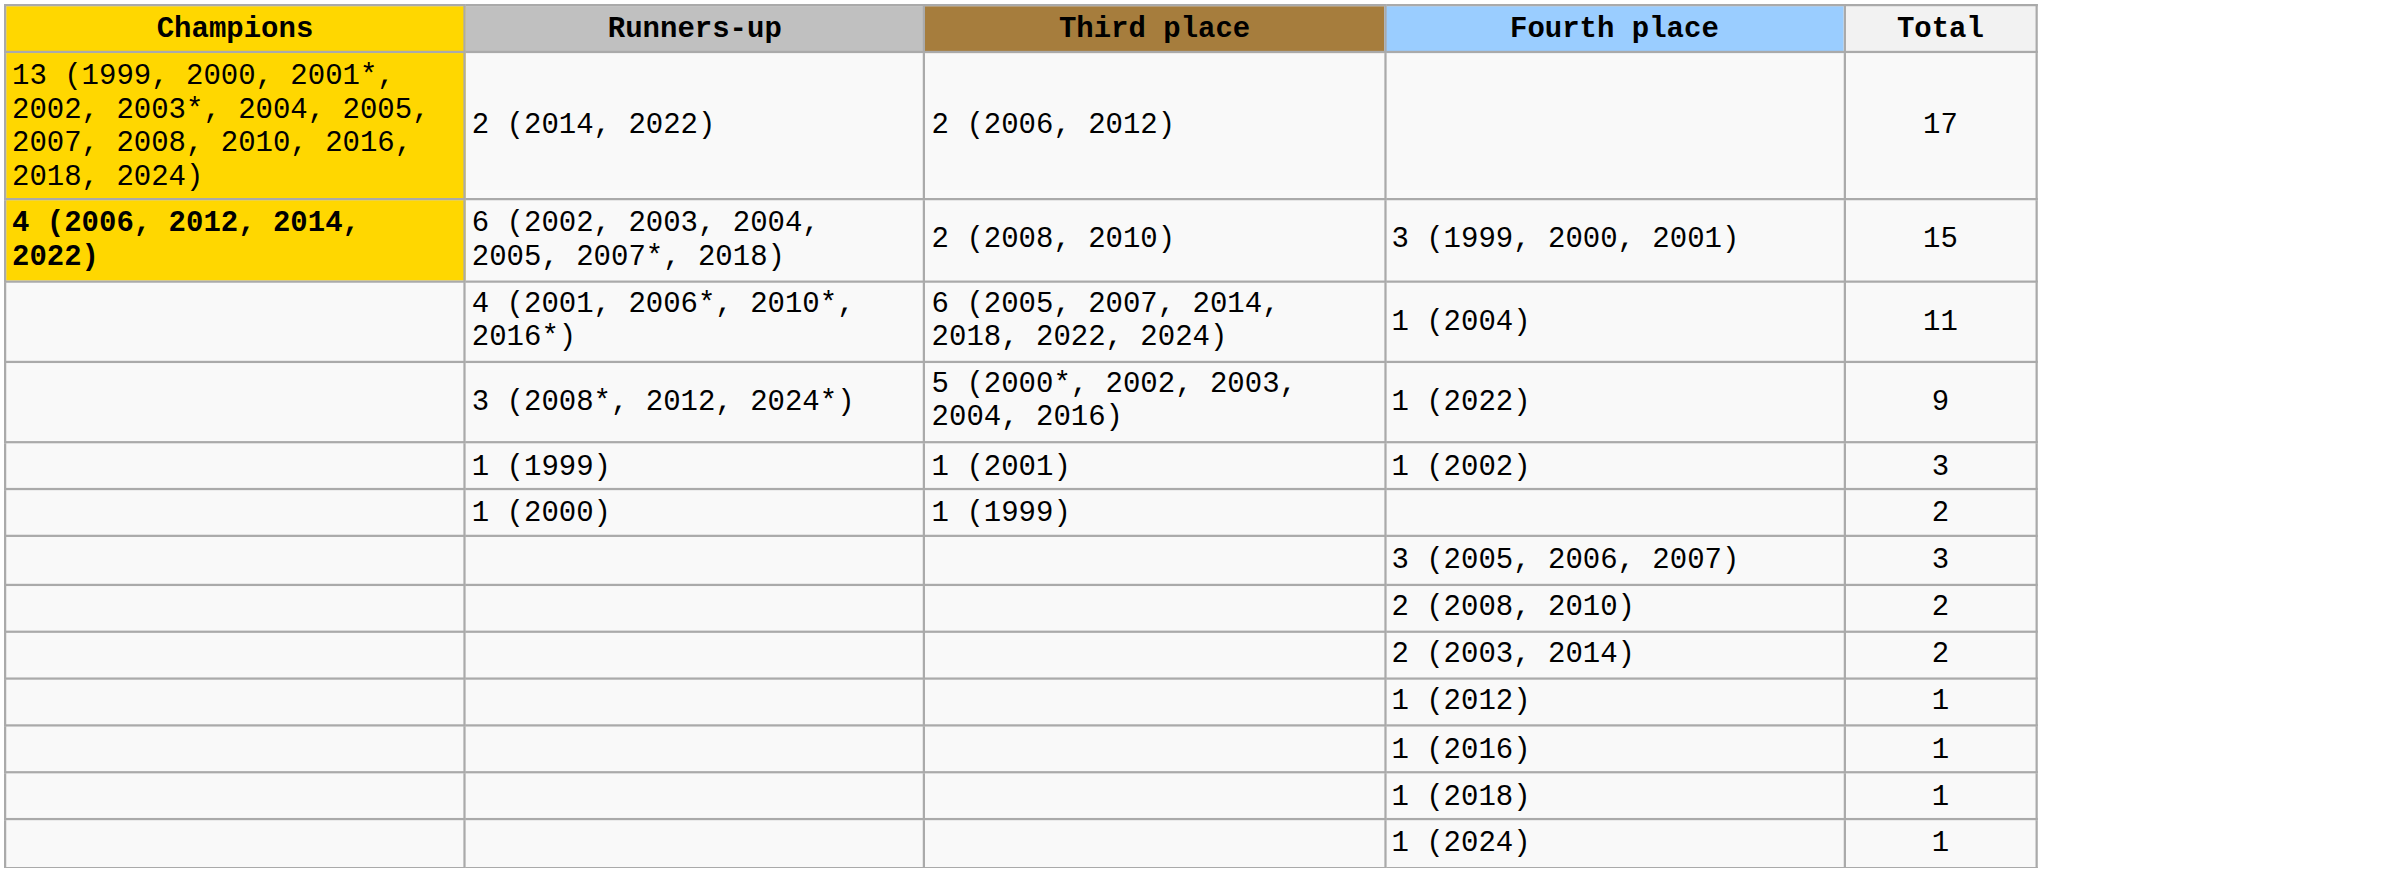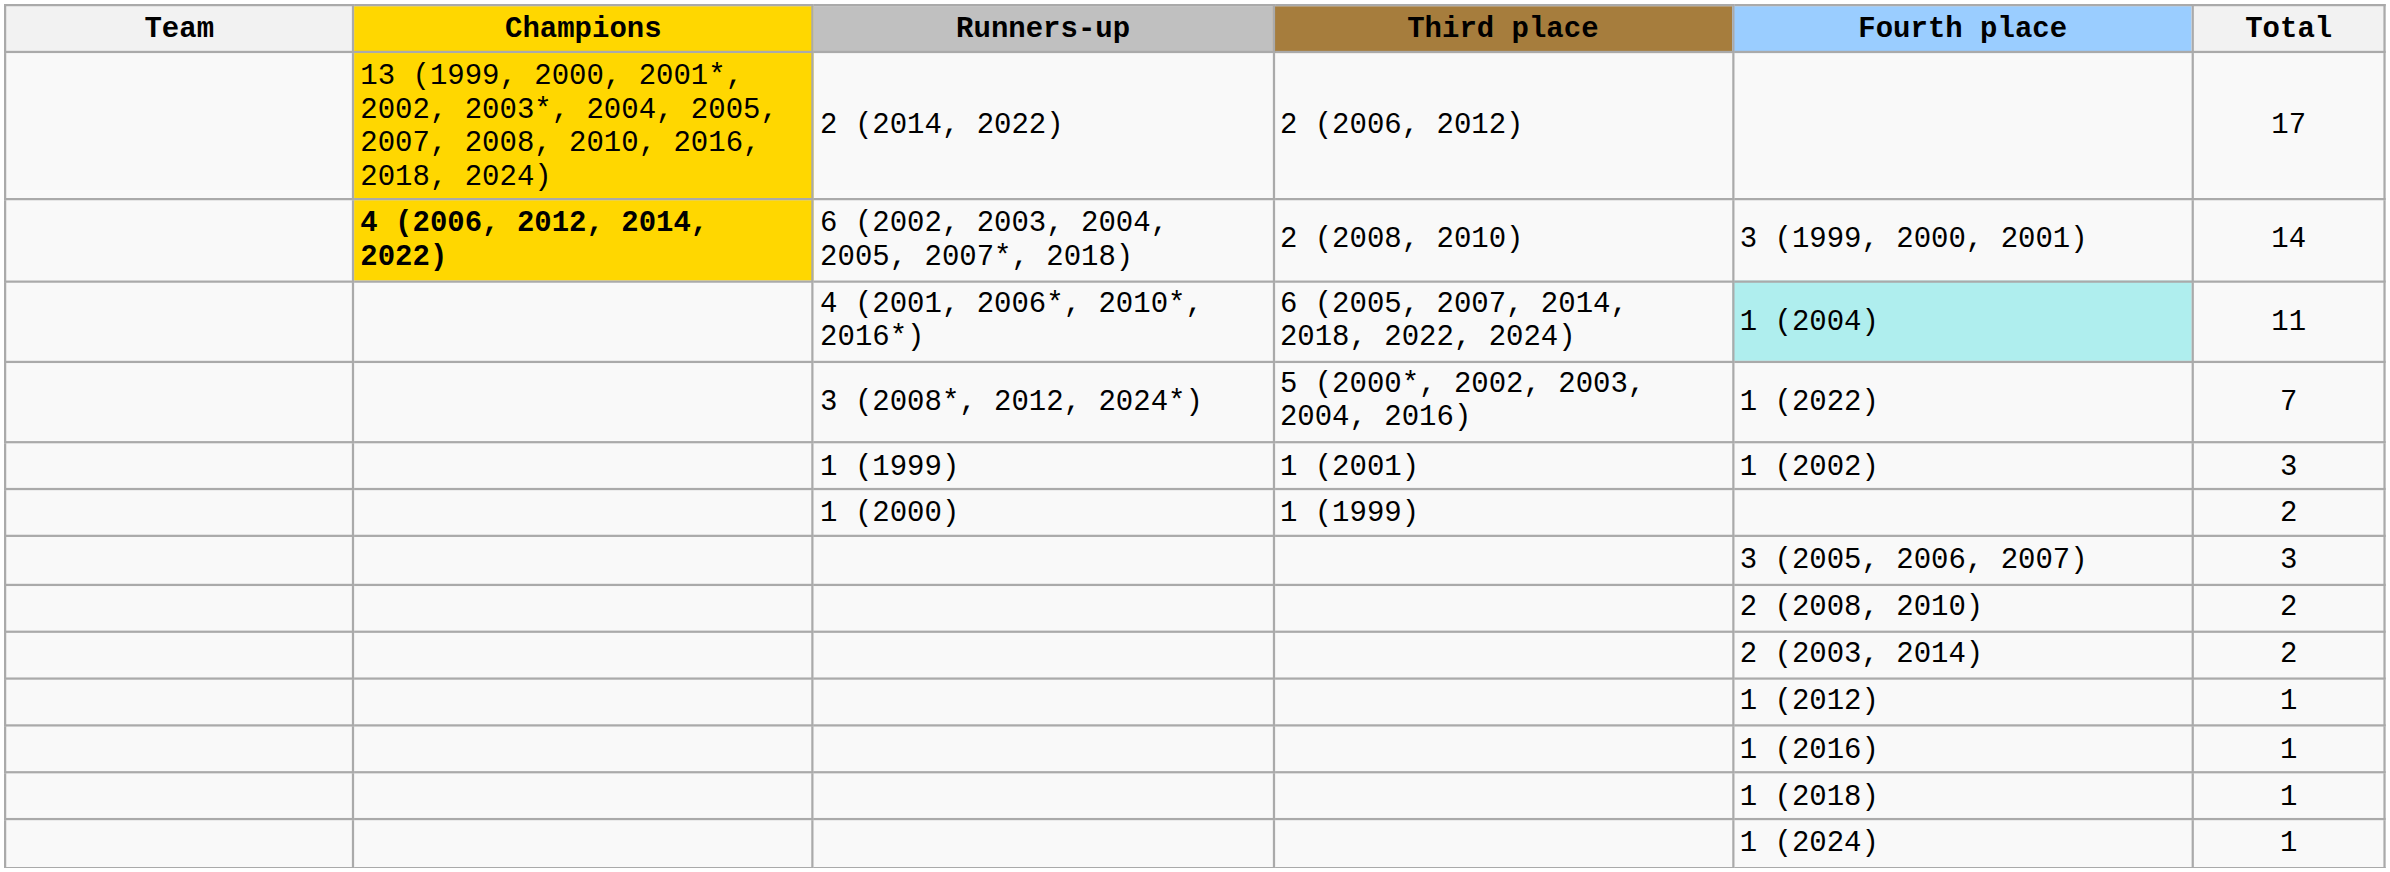+ column: (179, 29)
(1940, 240) 15 -> (2289, 240) 14
(1461, 321) no background -> (1809, 321) paleturquoise background
(1940, 402) 9 -> (2289, 402) 7
